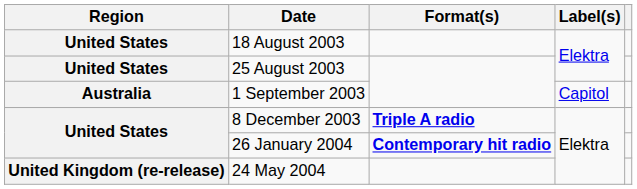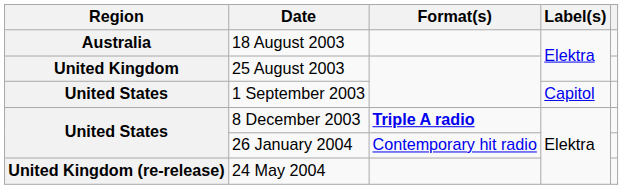(116, 42) United States -> (116, 42) Australia
(116, 68) United States -> (116, 68) United Kingdom
(116, 94) Australia -> (116, 94) United States
(462, 145) bold -> (455, 145) normal
